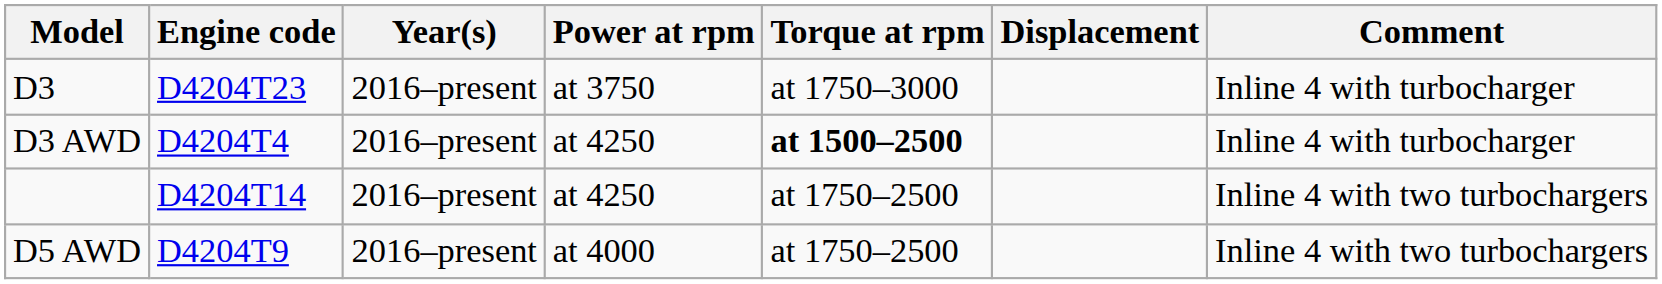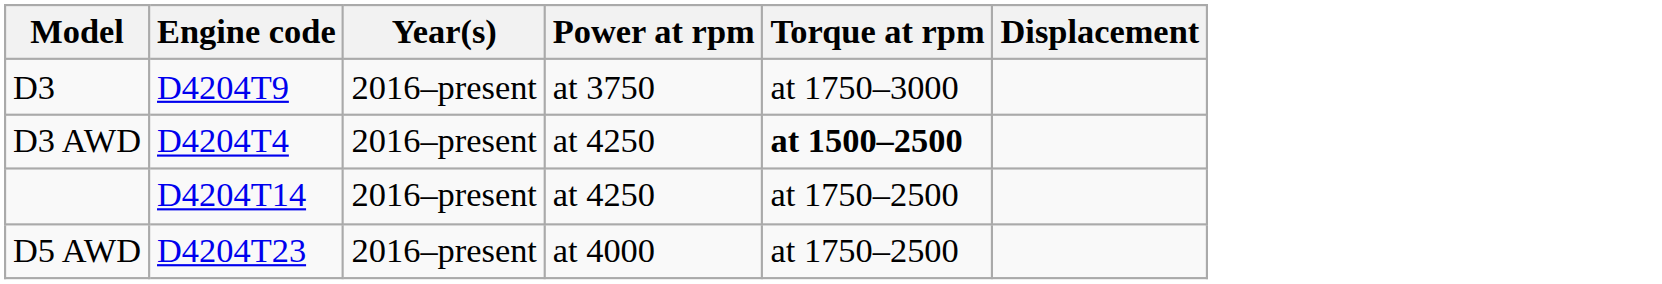- column: (1432, 31)
(232, 86) D4204T23 -> (223, 86) D4204T9
(223, 250) D4204T9 -> (232, 250) D4204T23
